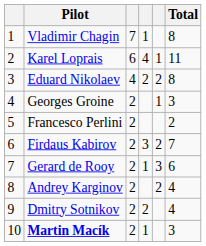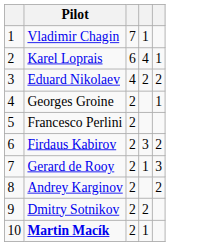- column: (183, 15)
